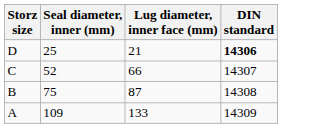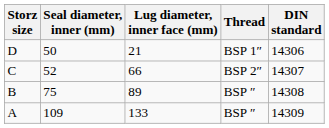+ column: (244, 22)
(50, 50) 25 -> (50, 50) 50
(240, 50) bold -> (288, 50) normal
(135, 92) 87 -> (135, 92) 89
